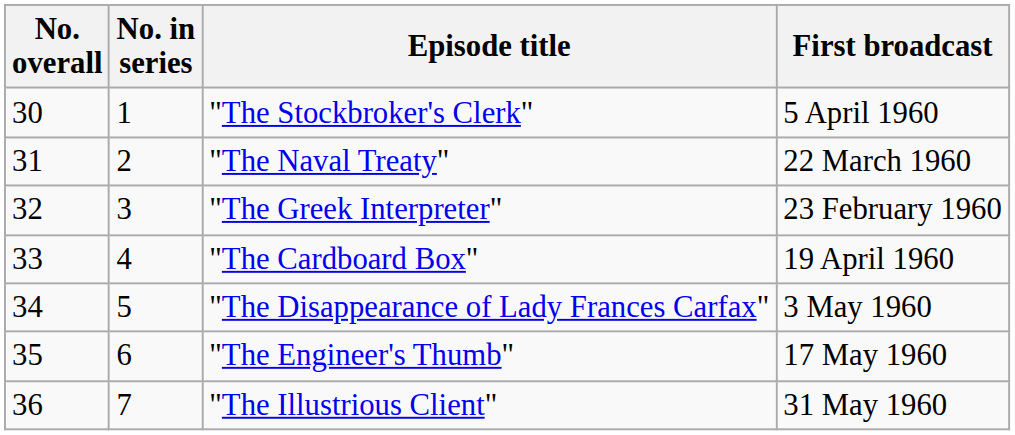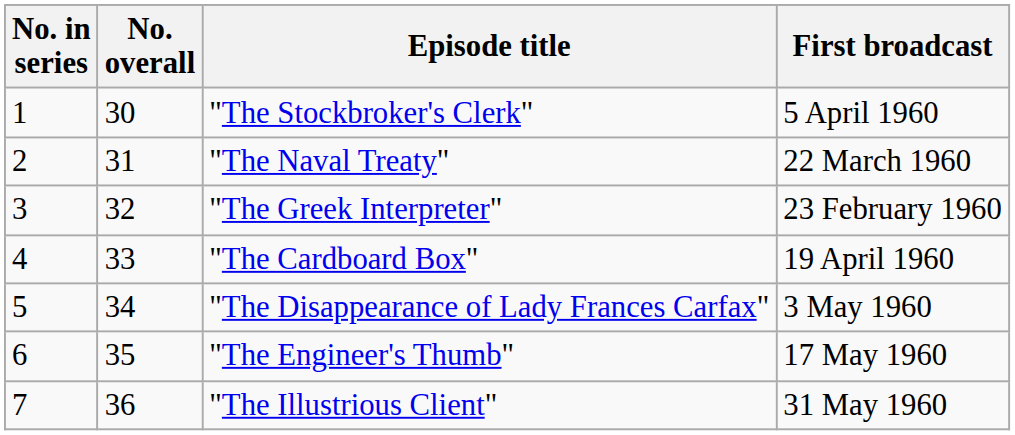columns swapped: (57, 46) <-> (156, 46)
